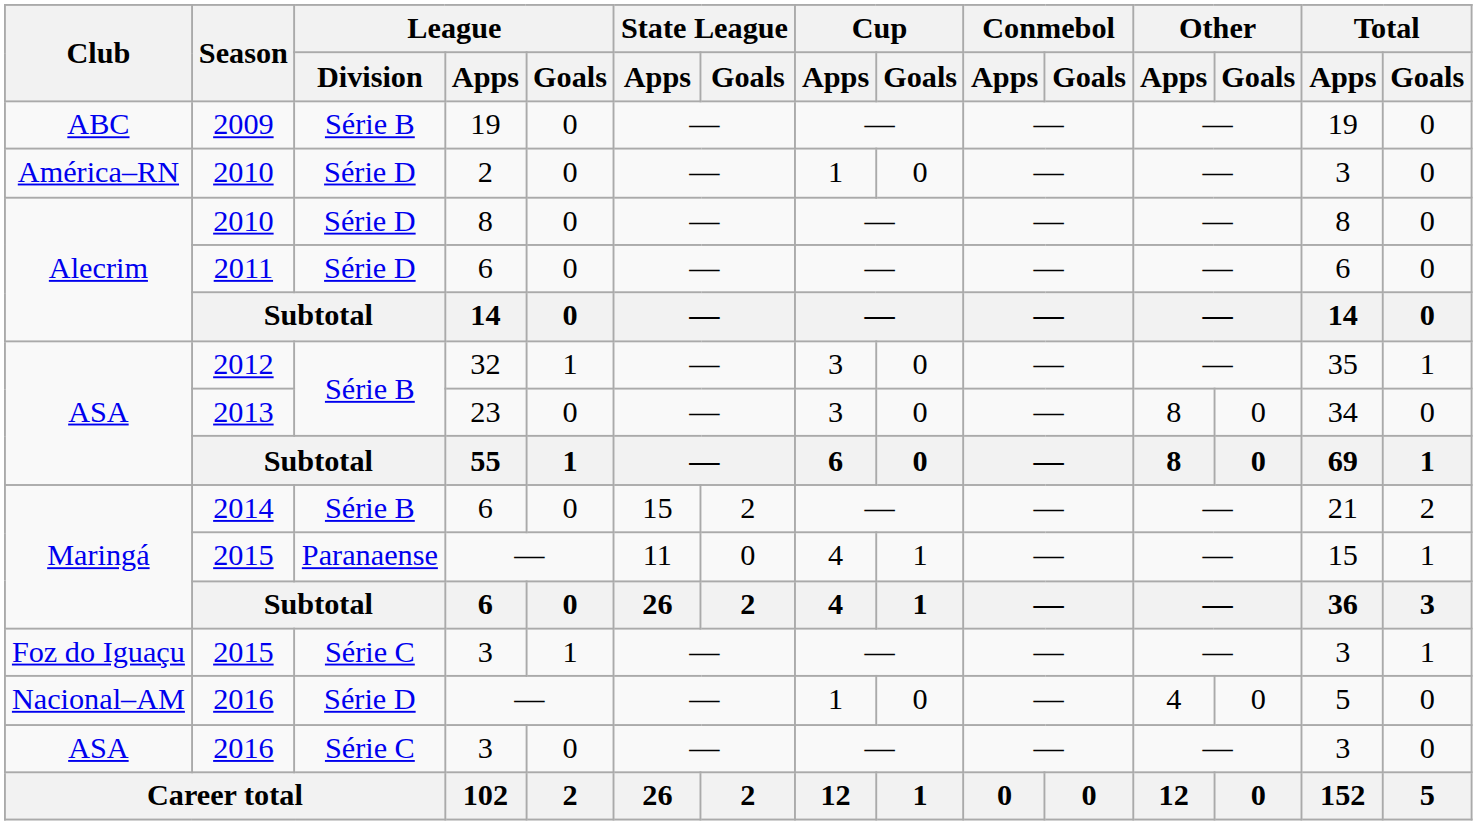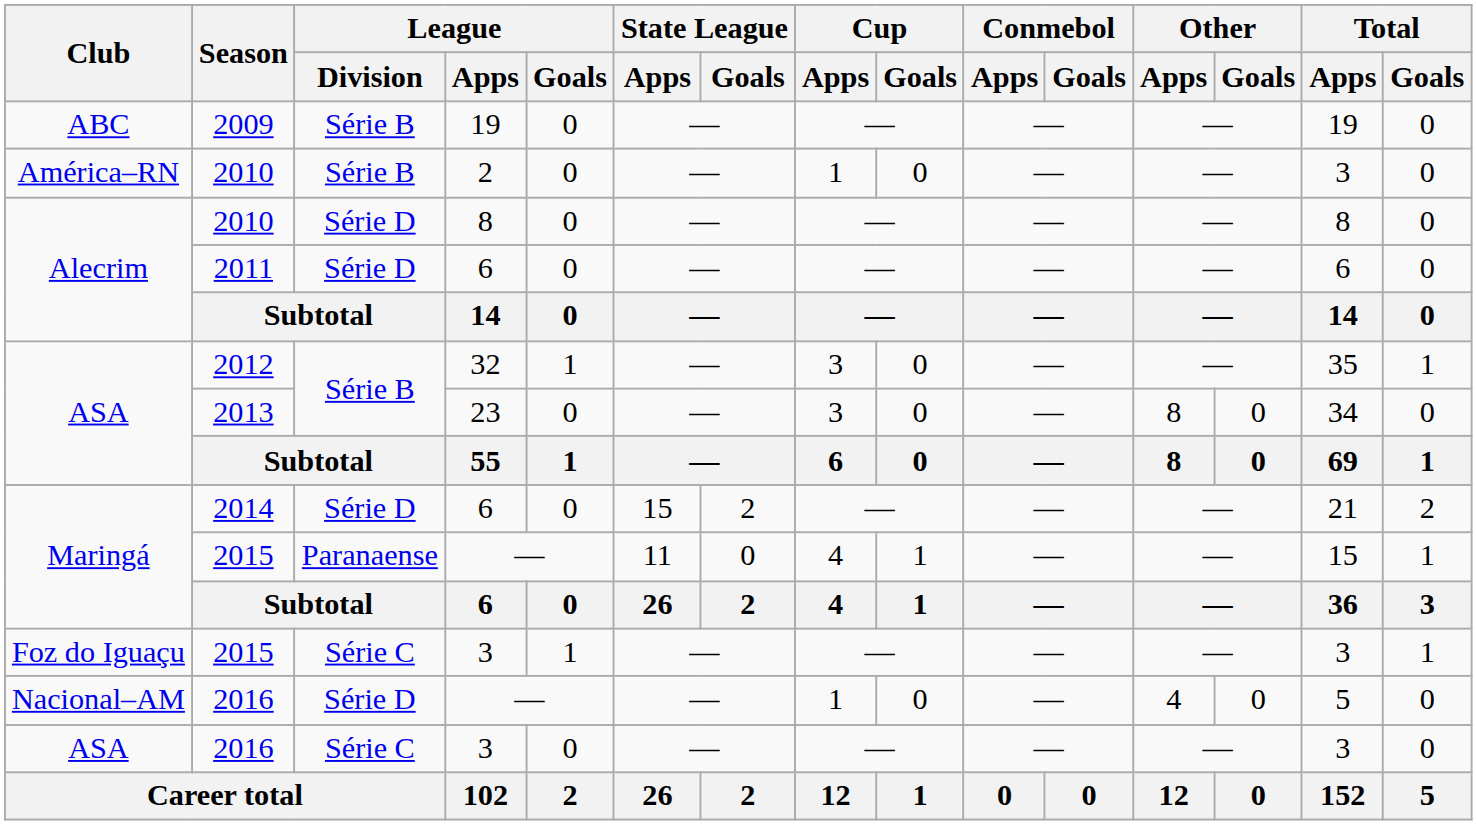(370, 172) Série D -> (370, 172) Série B
(370, 508) Série B -> (370, 508) Série D
